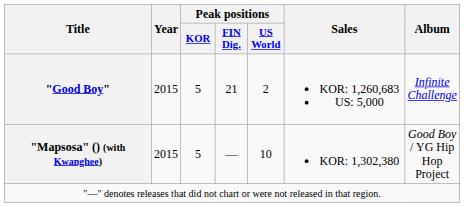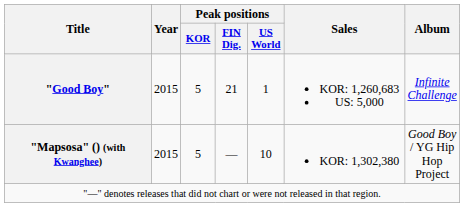(266, 89) 2 -> (266, 89) 1
